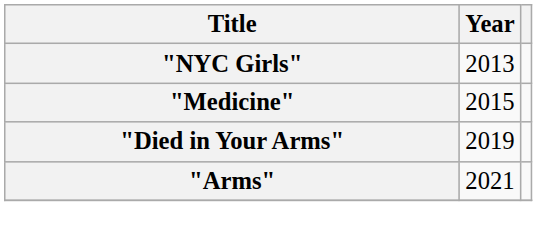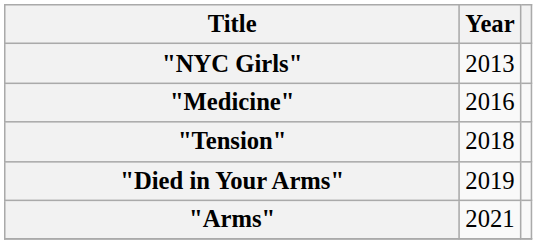(490, 102) 2015 -> (490, 102) 2016
+ row: (232, 141)
